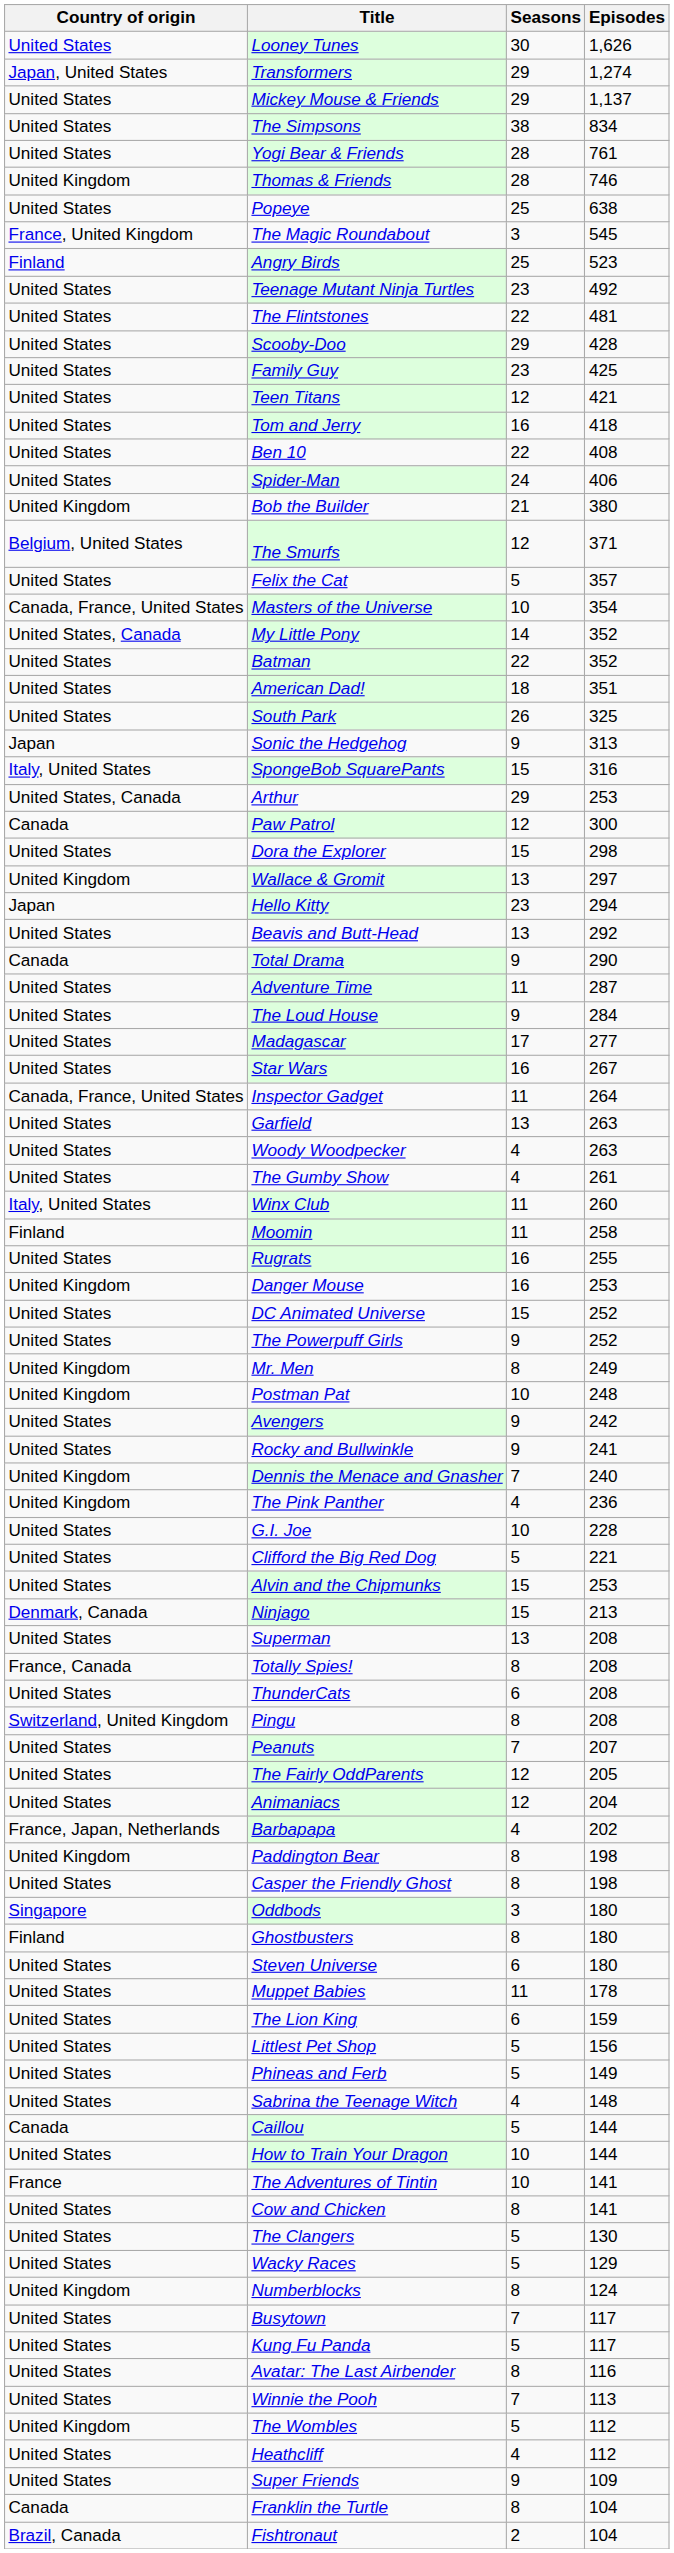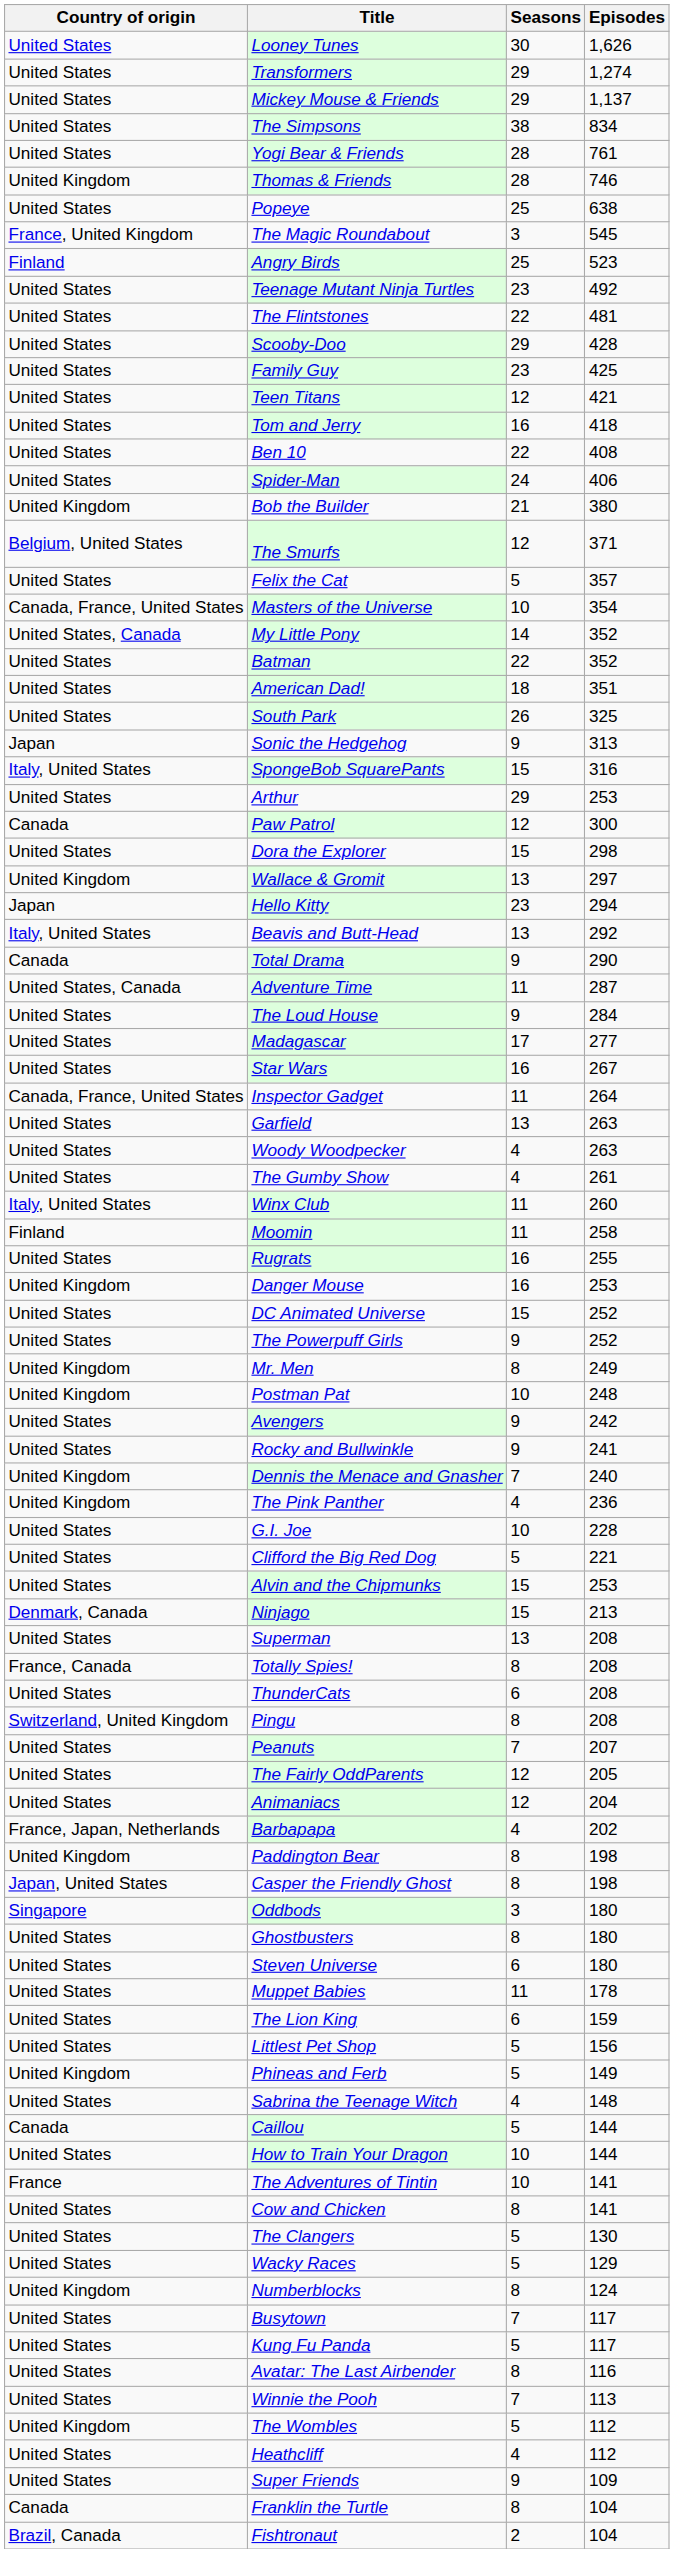(88, 72) Japan, United States -> (60, 72) United States
(95, 797) United States, Canada -> (60, 797) United States
(60, 933) United States -> (80, 933) Italy, United States
(60, 987) United States -> (95, 987) United States, Canada
(60, 1883) United States -> (88, 1883) Japan, United States
(37, 1937) Finland -> (60, 1937) United States
(60, 2073) United States -> (69, 2073) United Kingdom
